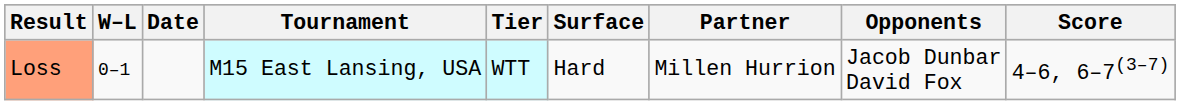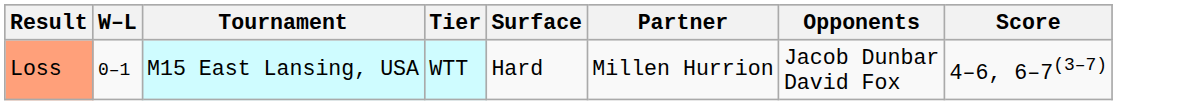- column: (173, 22)
